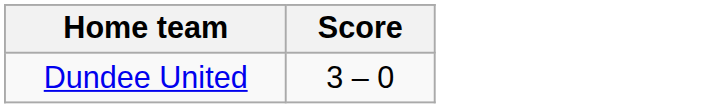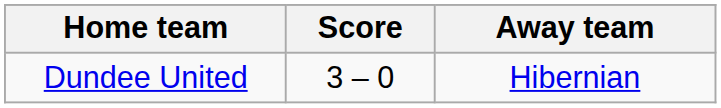+ column: (575, 28)
